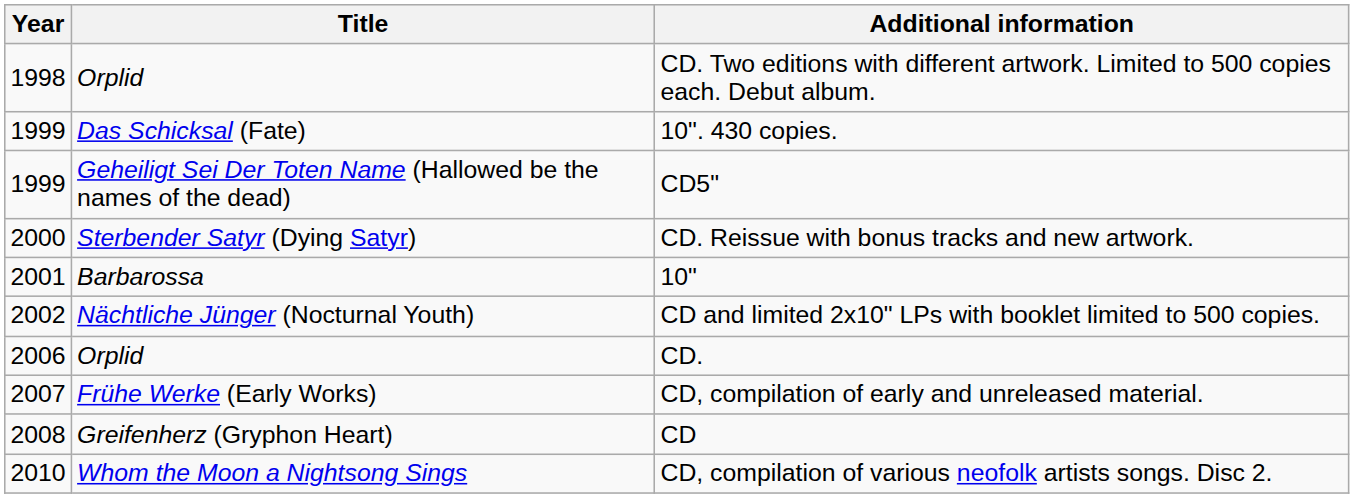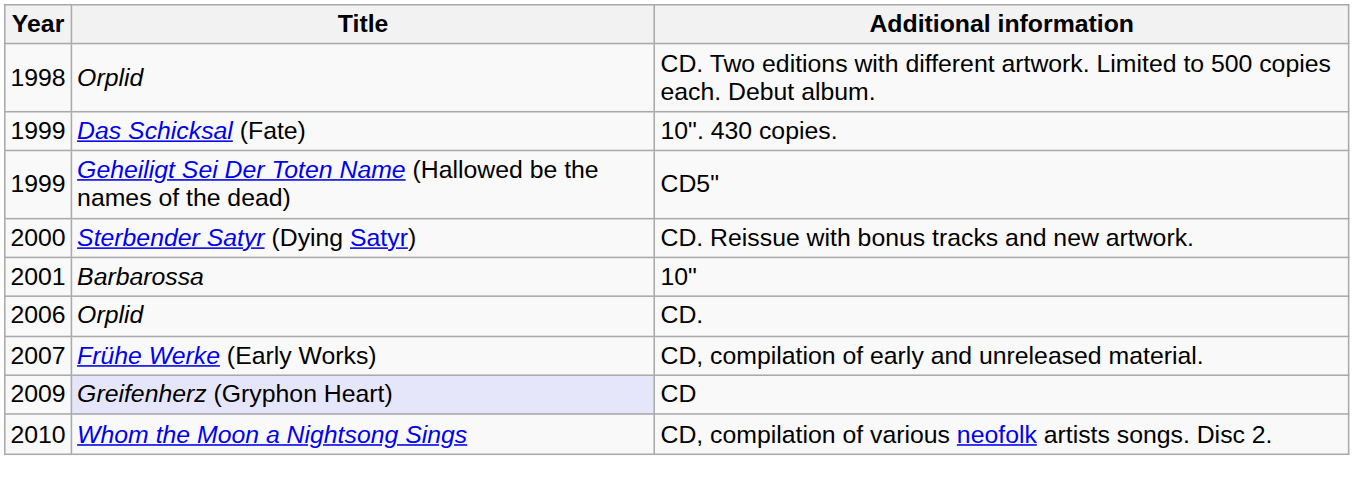- row: (990, 315)
(38, 433) 2008 -> (38, 394) 2009
(235, 433) no background -> (235, 394) lavender background
